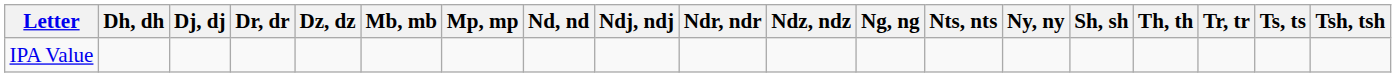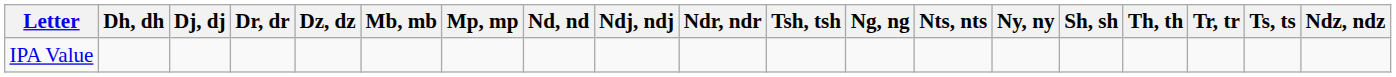columns swapped: (811, 21) <-> (1350, 21)
